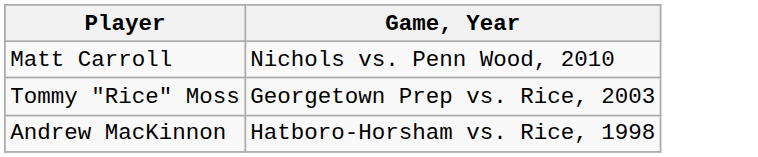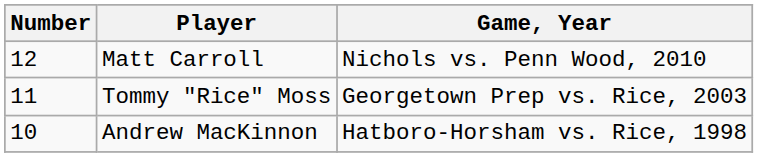+ column: (51, 23)
